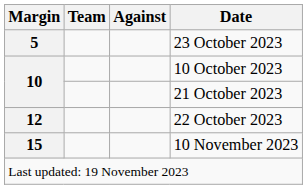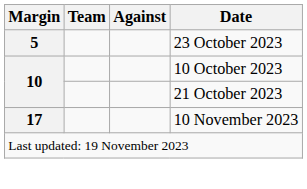- row: (228, 119)
(34, 145) 15 -> (34, 119) 17
